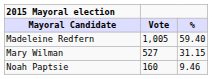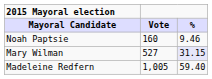rows swapped: (50, 39) <-> (37, 67)
(192, 53) no background -> (192, 53) lavender background
